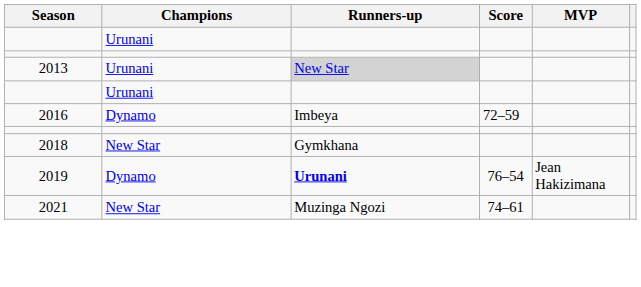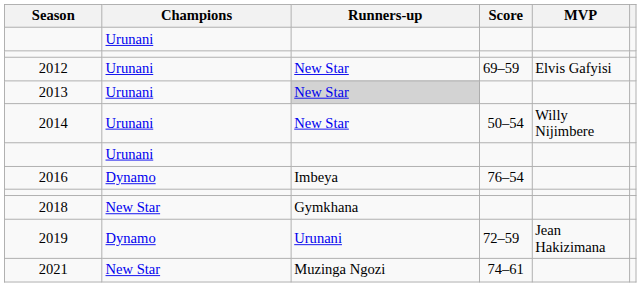+ row: (53, 68)
+ row: (53, 123)
(501, 115) 72–59 -> (506, 177) 76–54
(321, 176) bold -> (318, 238) normal
(506, 176) 76–54 -> (501, 238) 72–59
